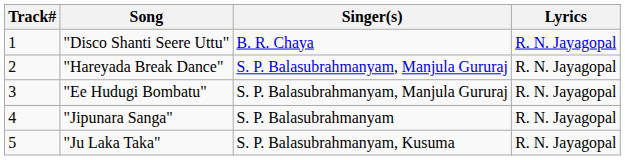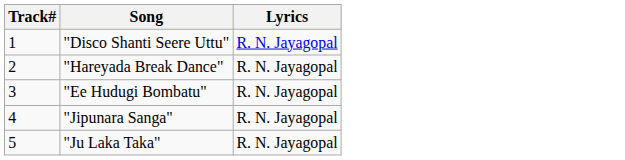- column: (372, 17)
